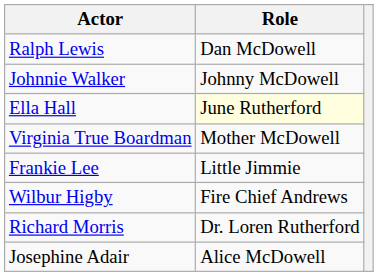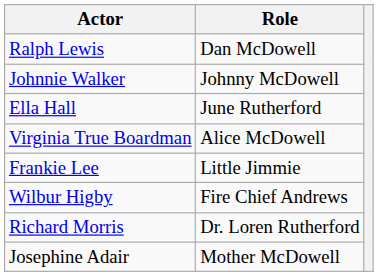(261, 108) lightyellow background -> (261, 108) no background
(270, 138) Mother McDowell -> (263, 138) Alice McDowell
(263, 256) Alice McDowell -> (270, 256) Mother McDowell
